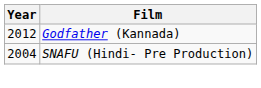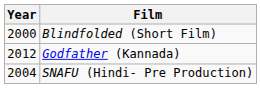+ row: (130, 34)
